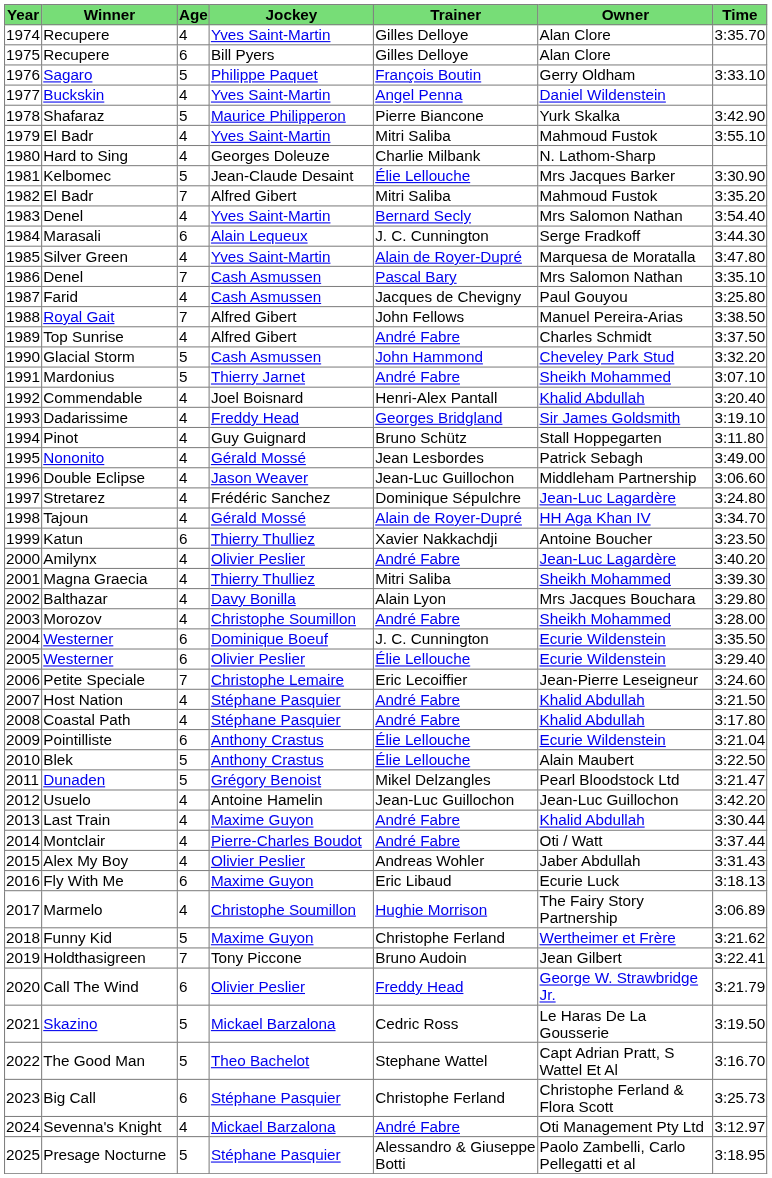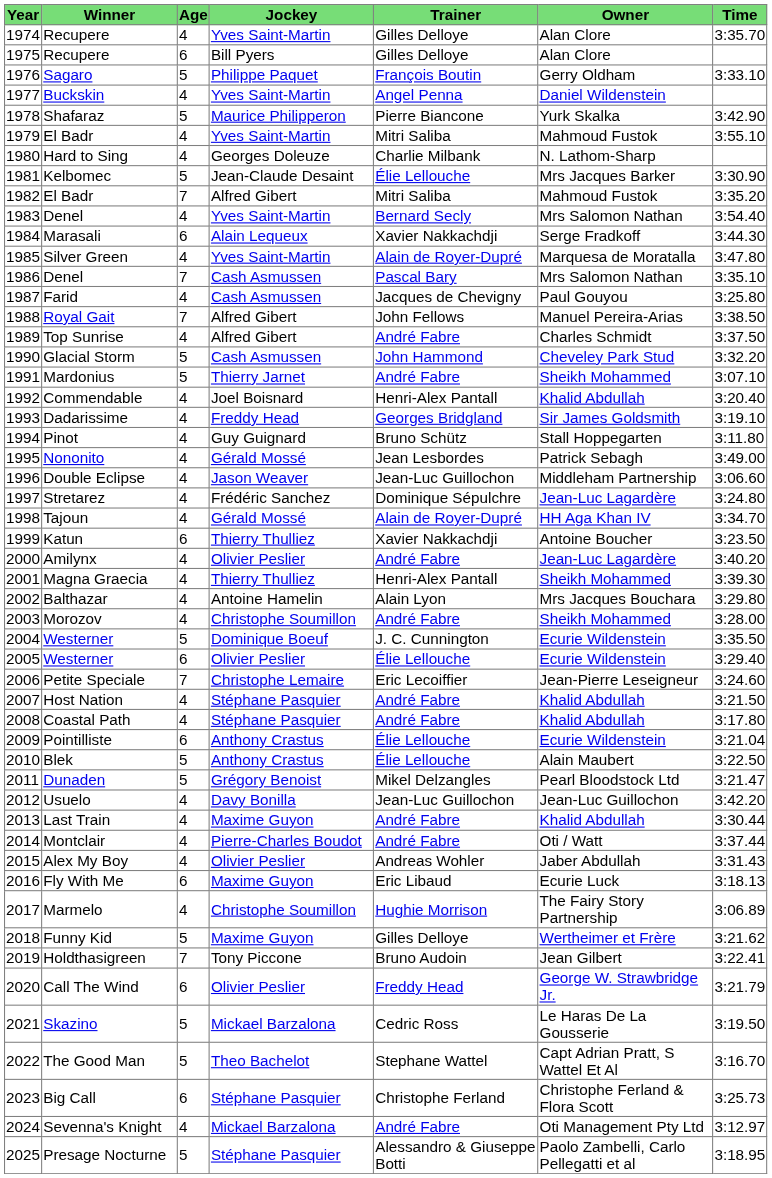(432, 236) J. C. Cunnington -> (436, 236) Xavier Nakkachdji
(413, 579) Mitri Saliba -> (436, 579) Henri-Alex Pantall
(253, 599) Davy Bonilla -> (267, 599) Antoine Hamelin
(183, 639) 6 -> (183, 639) 5
(267, 800) Antoine Hamelin -> (253, 800) Davy Bonilla
(440, 938) Christophe Ferland -> (422, 938) Gilles Delloye
